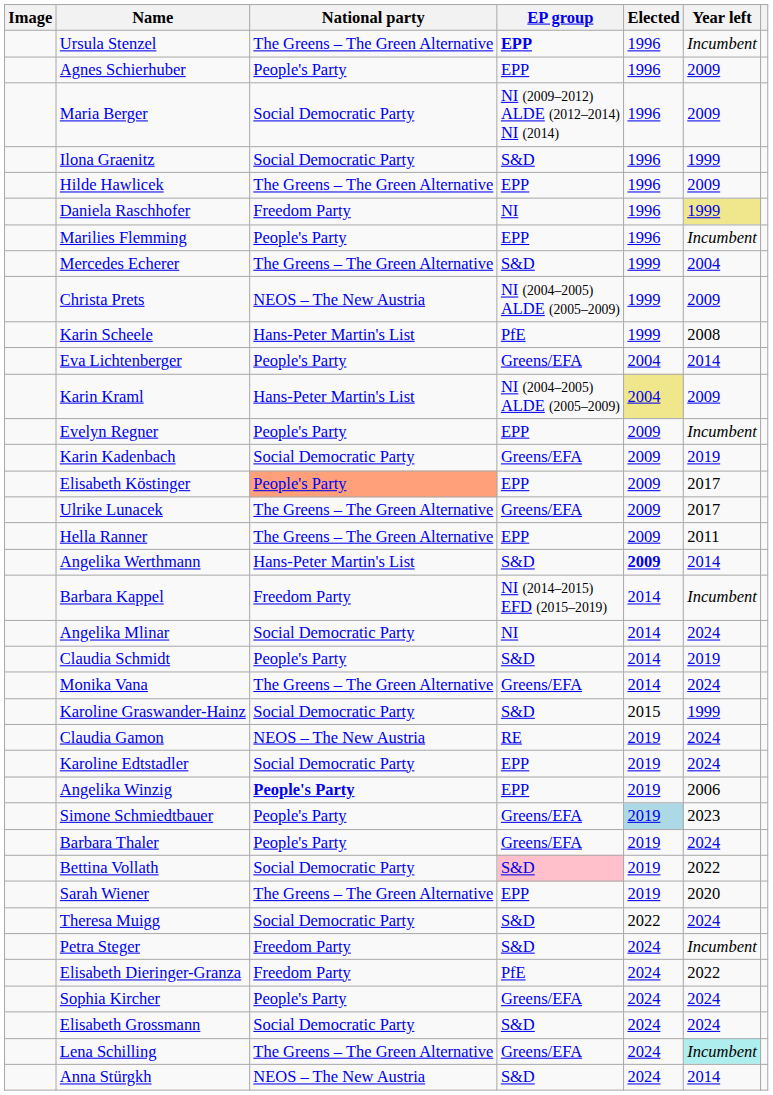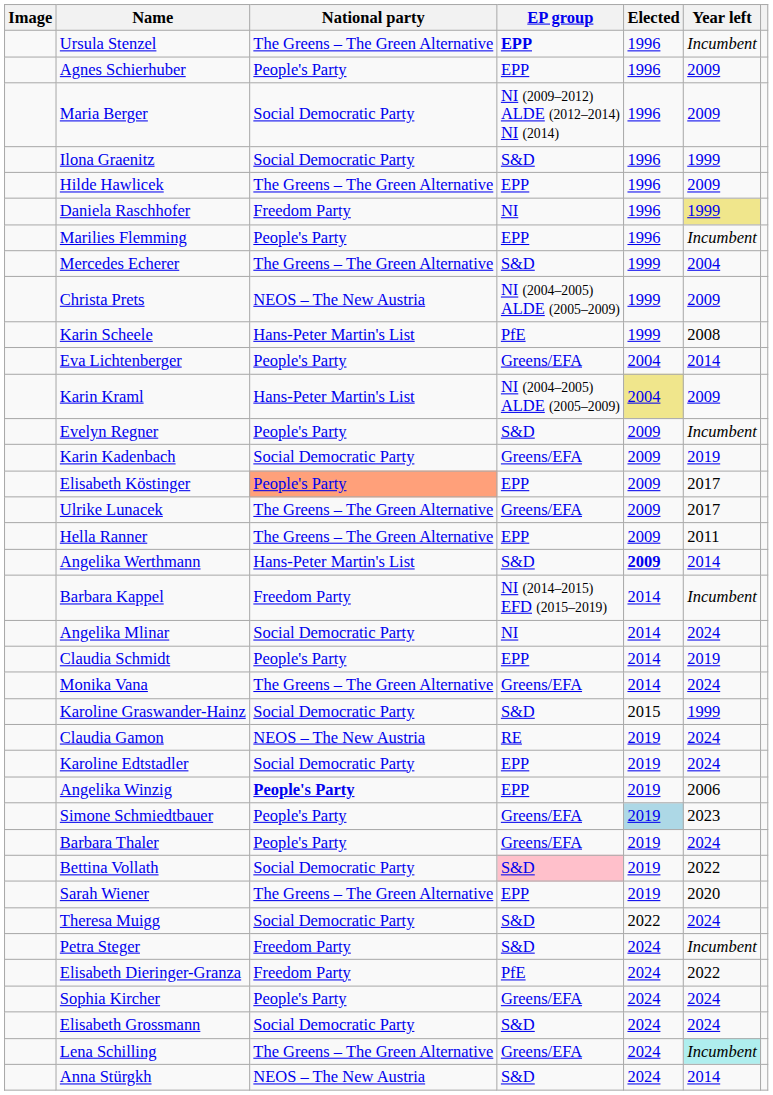(515, 431) EPP -> (518, 431) S&D
(518, 659) S&D -> (515, 659) EPP
